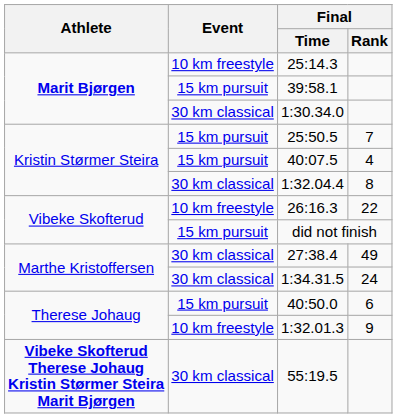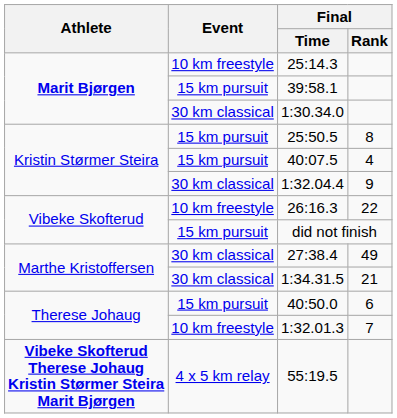(369, 136) 7 -> (369, 136) 8
(369, 184) 8 -> (369, 184) 9
(369, 280) 24 -> (369, 280) 21
(369, 327) 9 -> (369, 327) 7
(223, 376) 30 km classical -> (223, 376) 4 x 5 km relay
